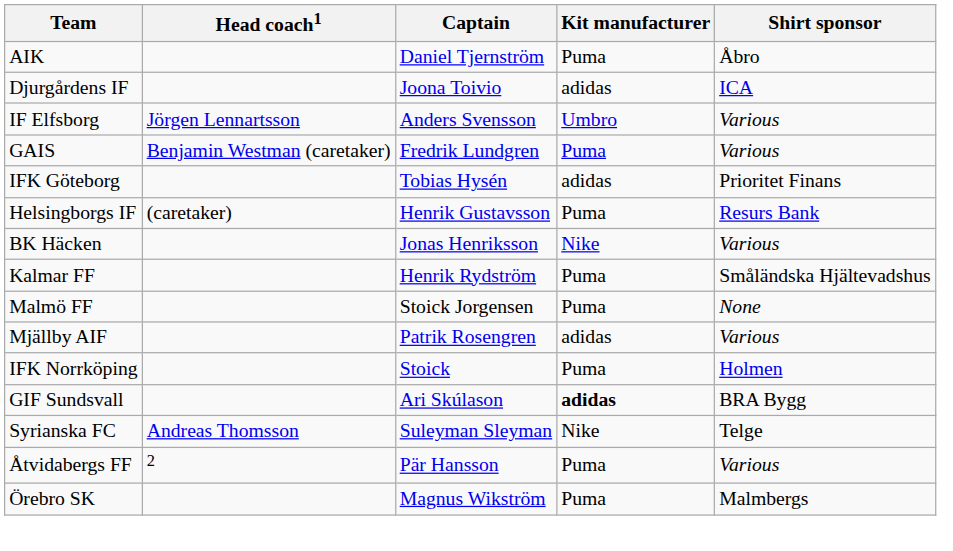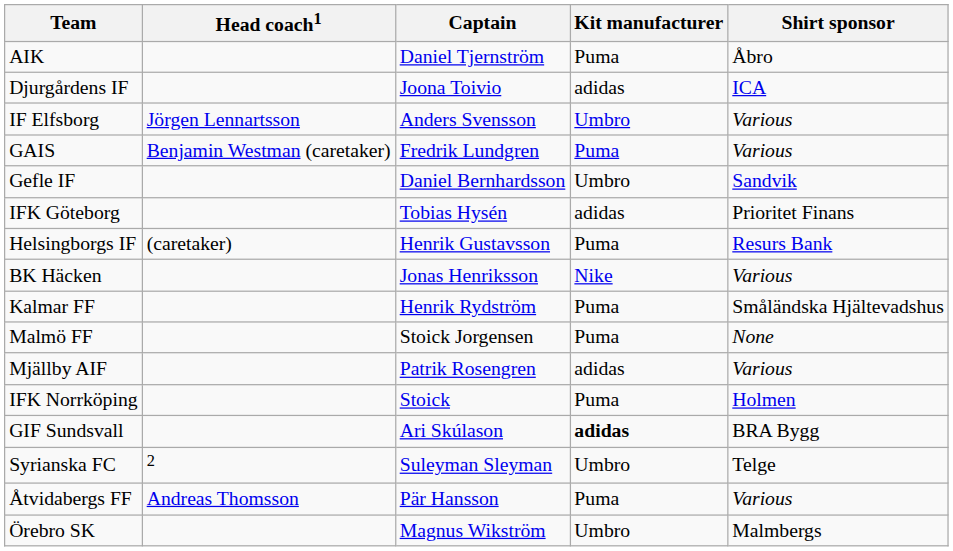+ row: (42, 181)
(223, 431) Andreas Thomsson -> (151, 461) 2
(580, 431) Nike -> (602, 465) Umbro
(151, 461) 2 -> (223, 498) Andreas Thomsson
(584, 498) Puma -> (602, 530) Umbro
